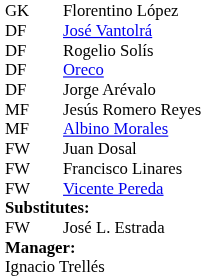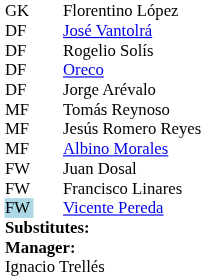+ row: (116, 109)
(18, 188) no background -> (18, 207) lightblue background
- row: (114, 227)
